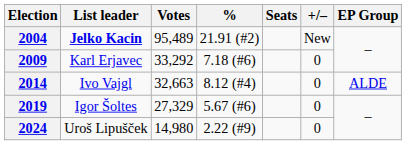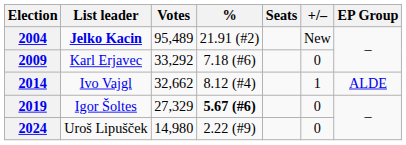(174, 83) 32,663 -> (174, 83) 32,662
(317, 83) 0 -> (317, 83) 1
(230, 106) normal -> (230, 106) bold
